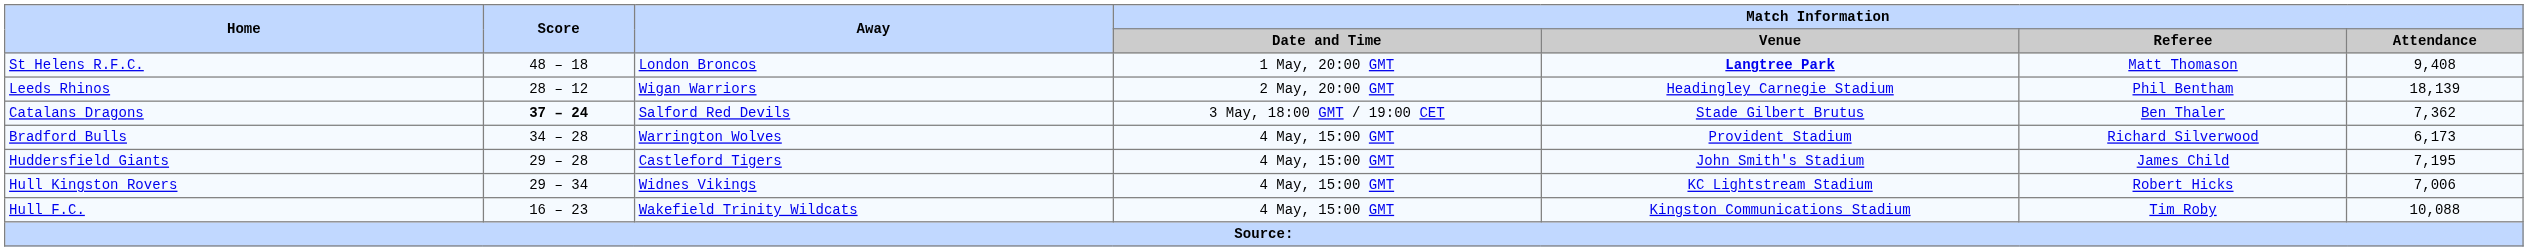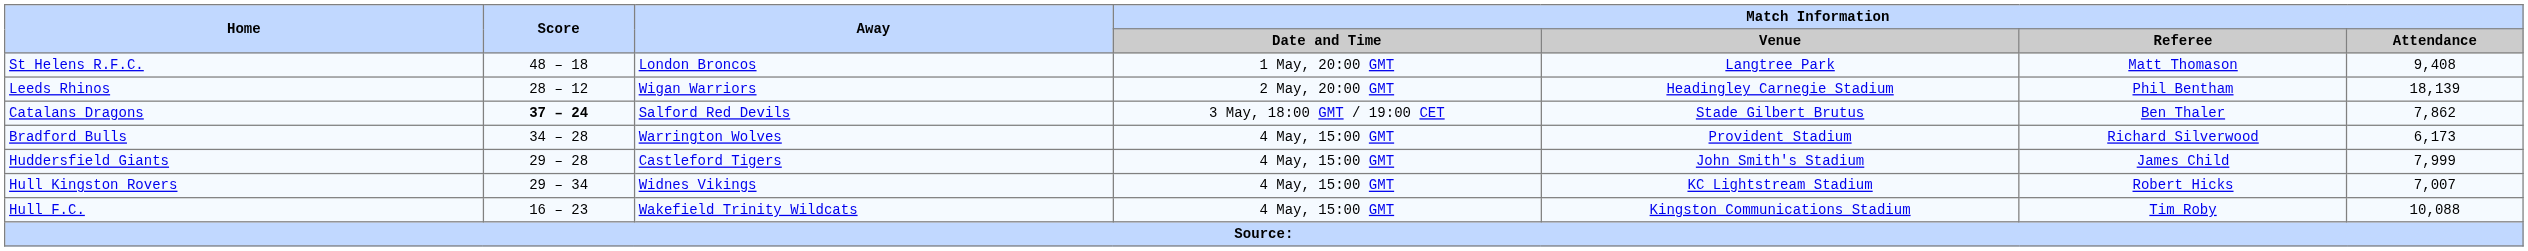(1780, 65) bold -> (1780, 65) normal
(2435, 113) 7,362 -> (2435, 113) 7,862
(2435, 161) 7,195 -> (2435, 161) 7,999
(2435, 186) 7,006 -> (2435, 186) 7,007
